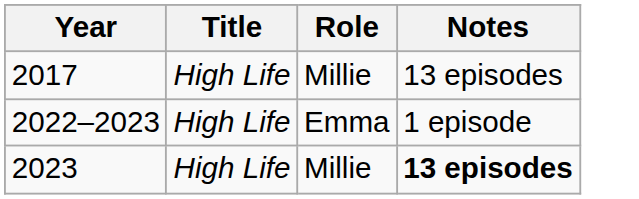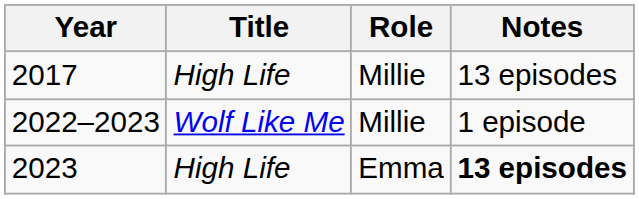(232, 121) High Life -> (259, 121) Wolf Like Me
(347, 121) Emma -> (392, 121) Millie
(338, 168) Millie -> (401, 168) Emma
